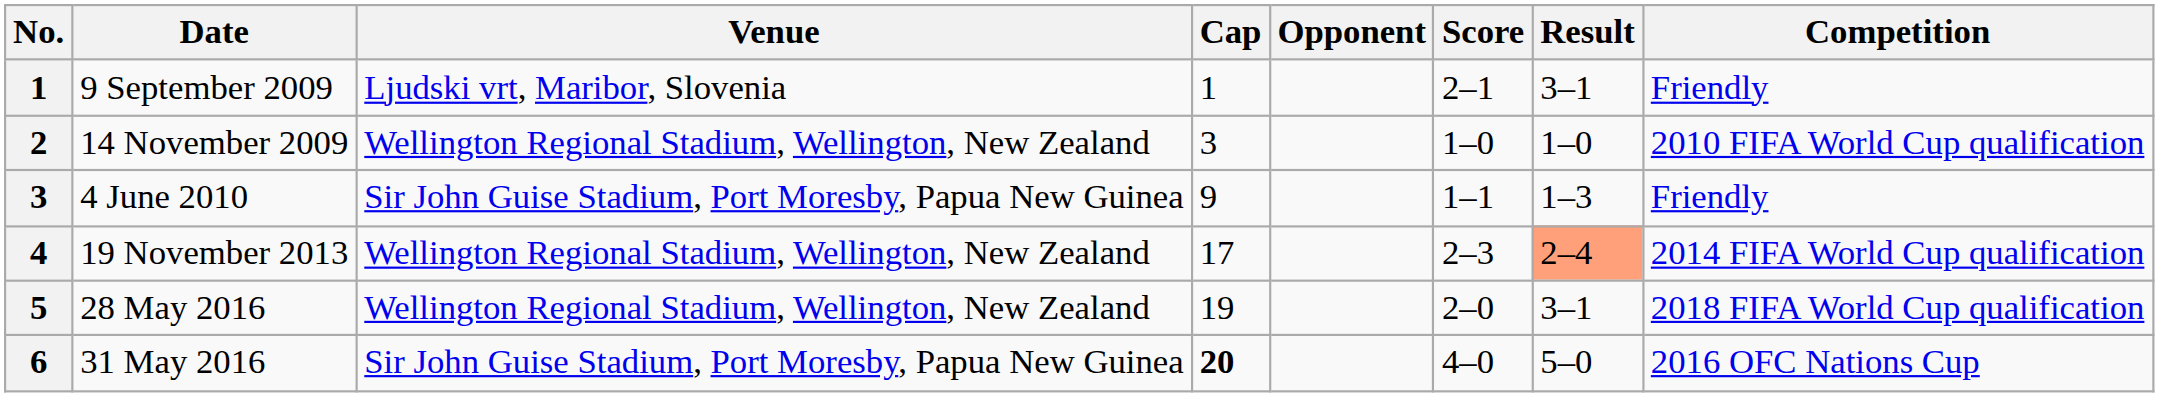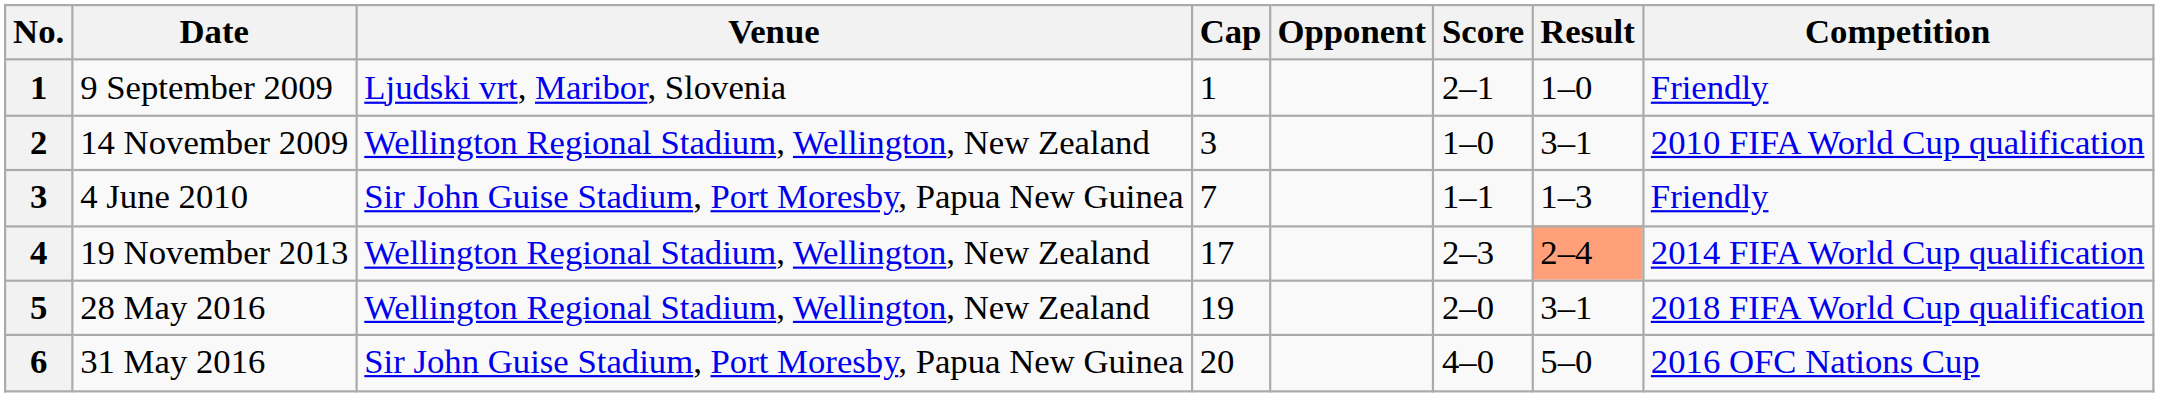(1566, 87) 3–1 -> (1566, 87) 1–0
(1566, 142) 1–0 -> (1566, 142) 3–1
(1208, 197) 9 -> (1208, 197) 7
(1217, 362) bold -> (1217, 362) normal
